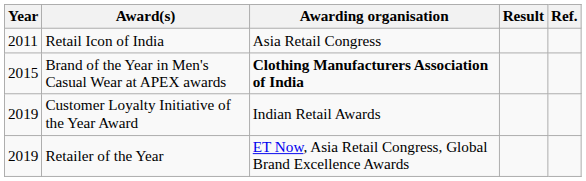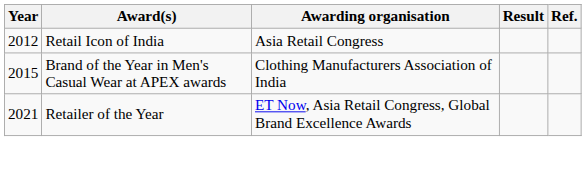(23, 40) 2011 -> (23, 40) 2012
(370, 73) bold -> (373, 73) normal
- row: (138, 114)
(23, 155) 2019 -> (23, 114) 2021
